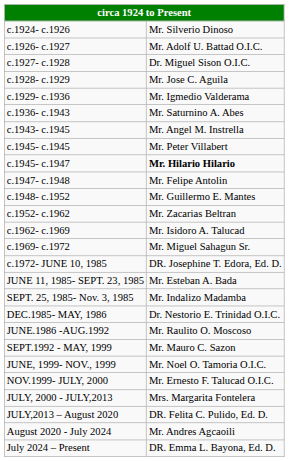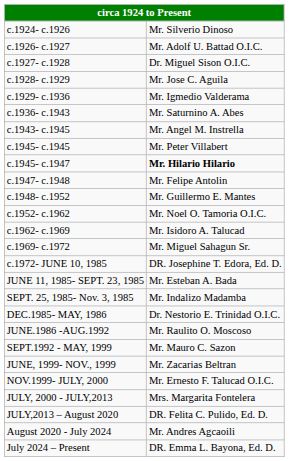(192, 213) Mr. Zacarias Beltran -> (208, 213) Mr. Noel O. Tamoria O.I.C.
(208, 364) Mr. Noel O. Tamoria O.I.C. -> (192, 364) Mr. Zacarias Beltran
